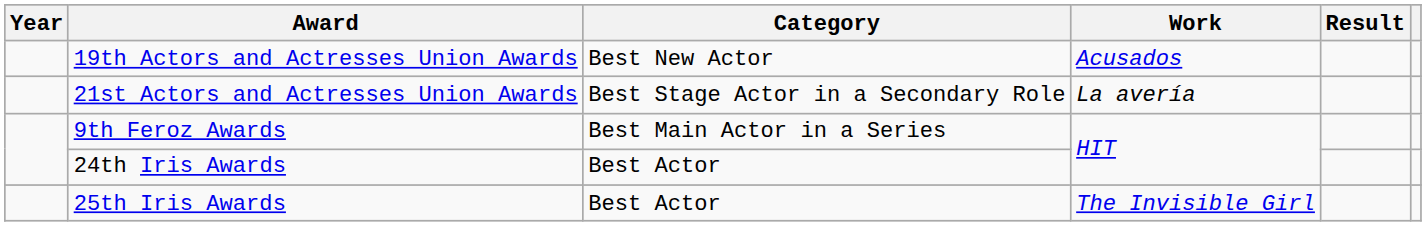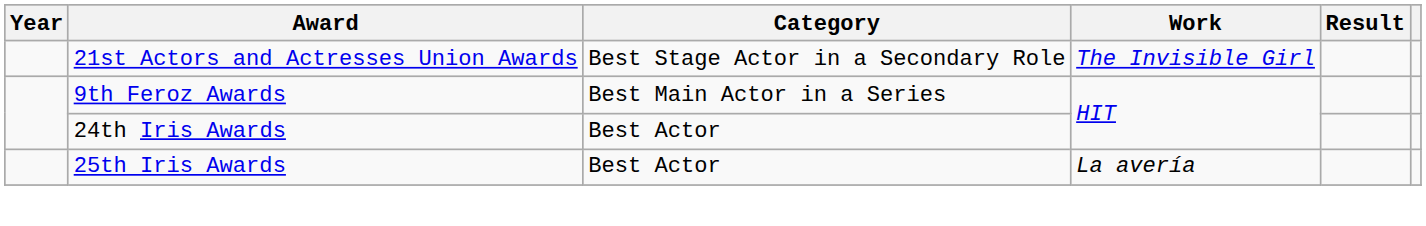- row: (326, 59)
(1136, 95) La avería -> (1196, 59) The Invisible Girl
(1196, 203) The Invisible Girl -> (1136, 167) La avería
